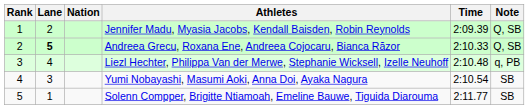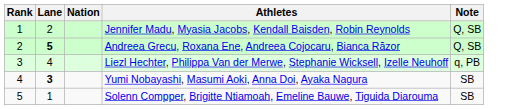- column: (471, 12)
(50, 79) normal -> (50, 79) bold
